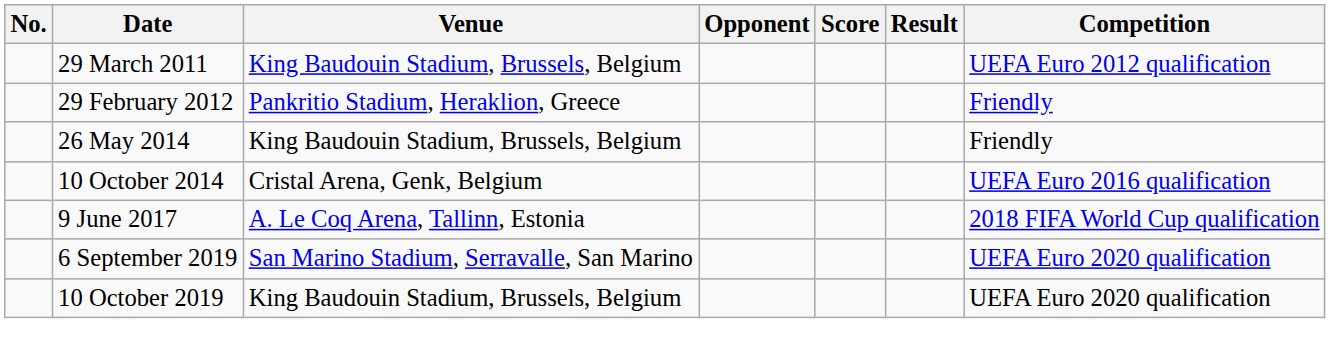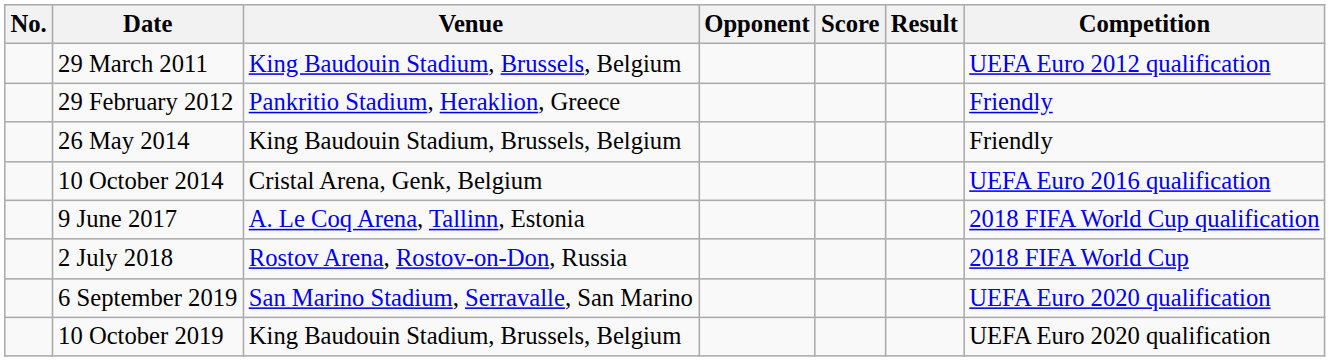+ row: (116, 258)
